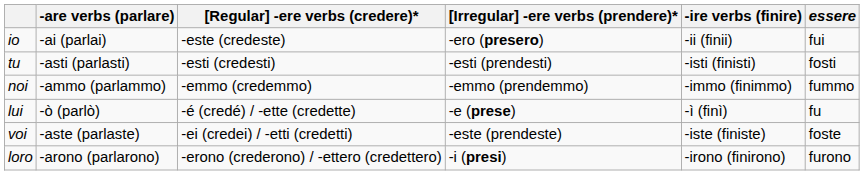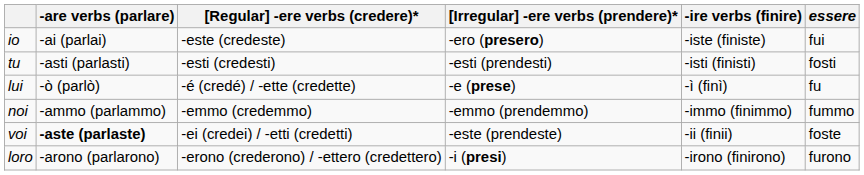(709, 39) -ii (finii) -> (725, 39) -iste (finiste)
rows swapped: (15, 110) <-> (18, 87)
(90, 134) normal -> (93, 134) bold
(725, 134) -iste (finiste) -> (709, 134) -ii (finii)
